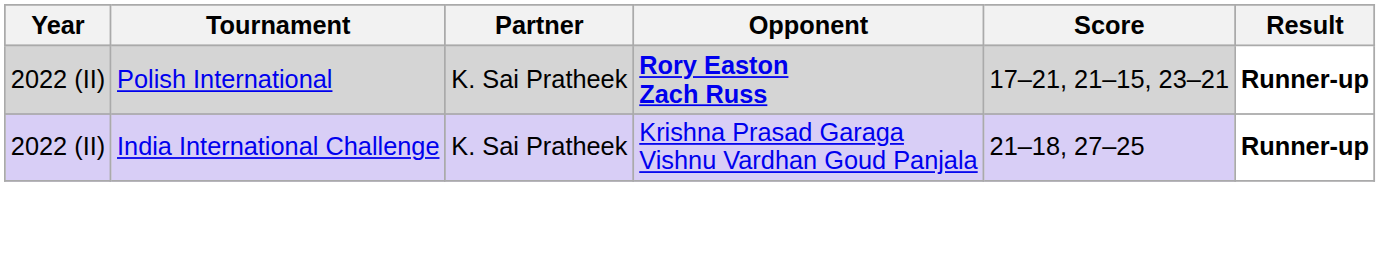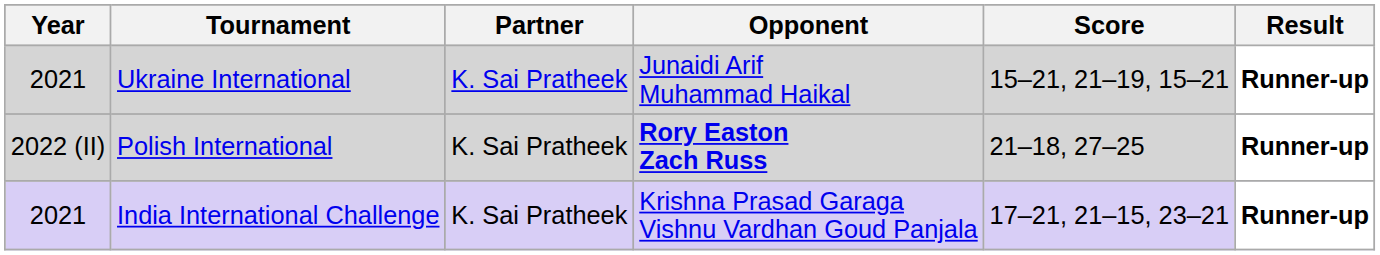+ row: (234, 79)
(1109, 79) 17–21, 21–15, 23–21 -> (1067, 148) 21–18, 27–25
(58, 148) 2022 (II) -> (58, 216) 2021
(1067, 148) 21–18, 27–25 -> (1109, 216) 17–21, 21–15, 23–21
